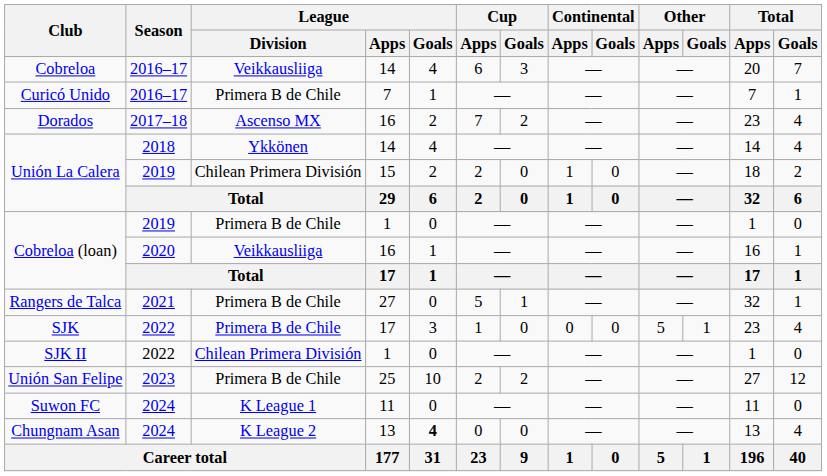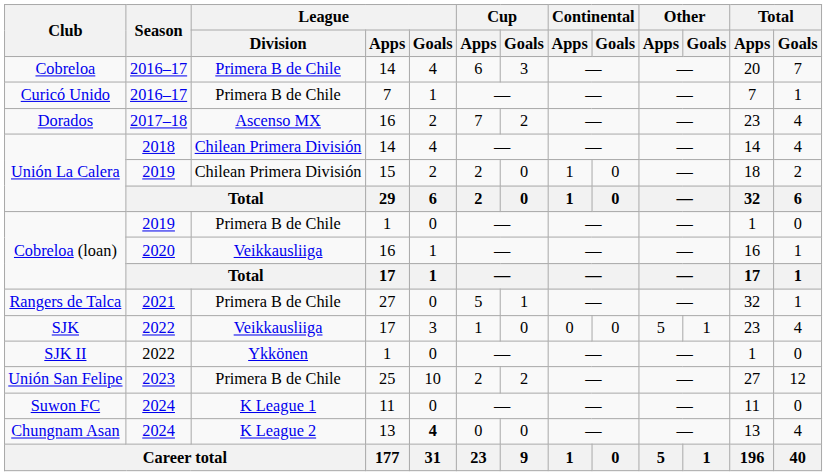(278, 69) Veikkausliiga -> (278, 69) Primera B de Chile
(278, 146) Ykkönen -> (278, 146) Chilean Primera División
(278, 328) Primera B de Chile -> (278, 328) Veikkausliiga
(278, 353) Chilean Primera División -> (278, 353) Ykkönen
